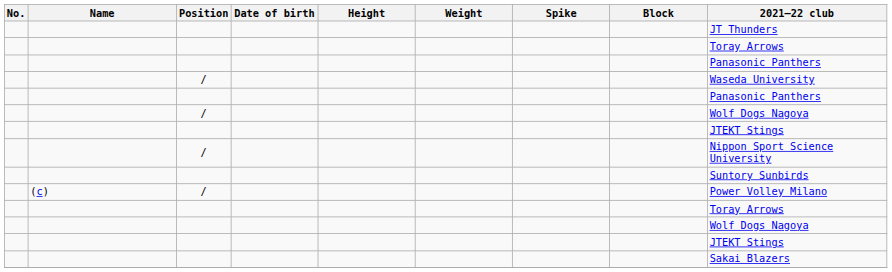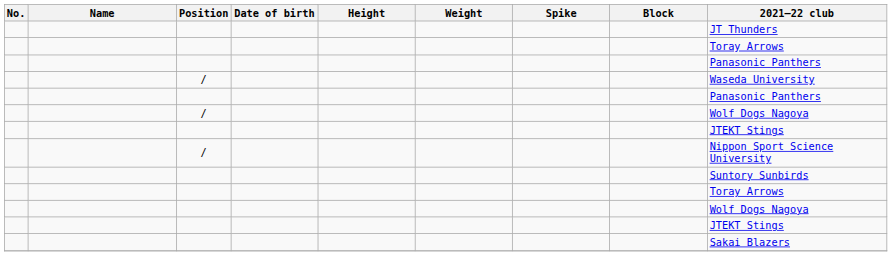- row: (40, 192)
